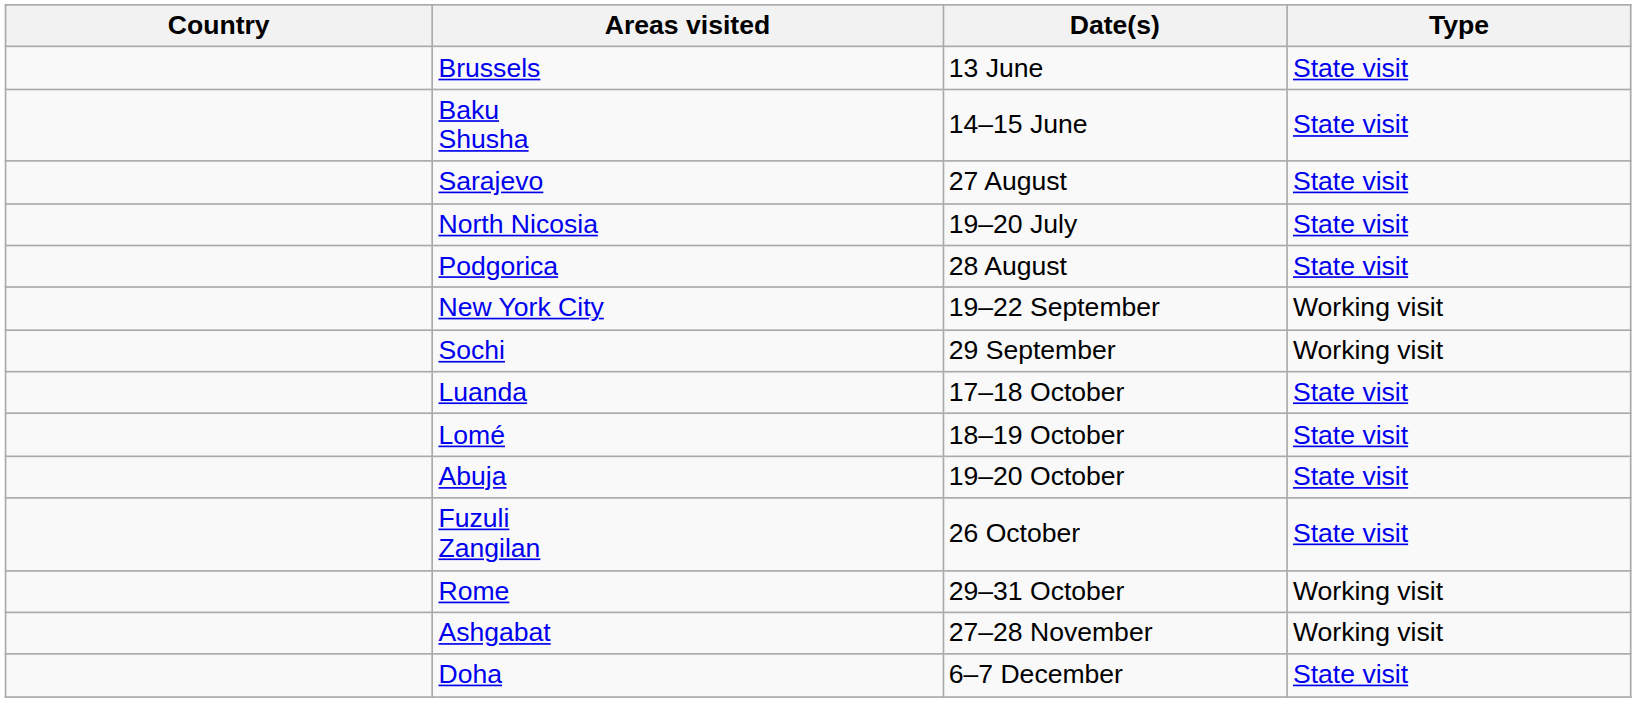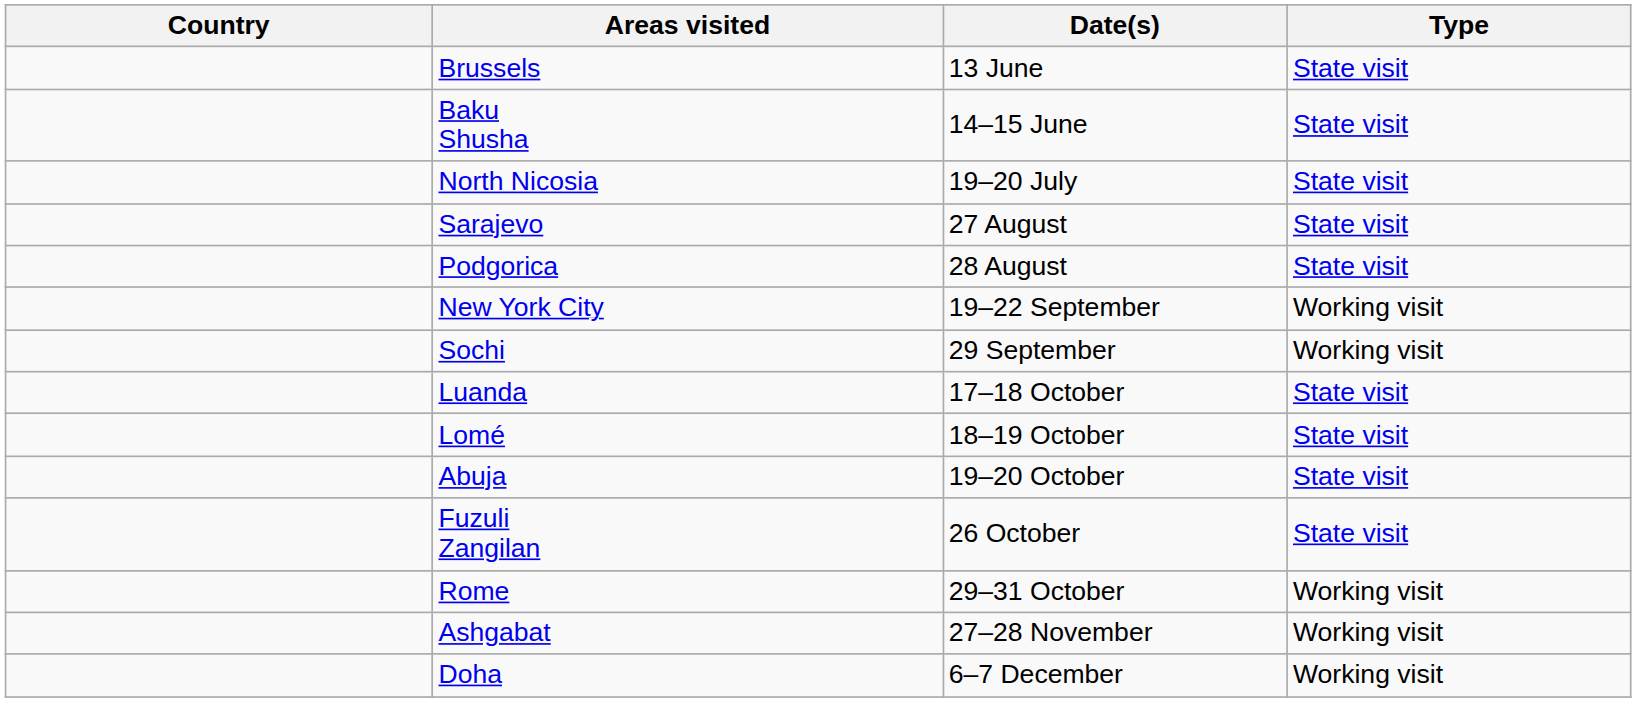rows swapped: (518, 223) <-> (491, 181)
(1351, 675) State visit -> (1368, 675) Working visit
